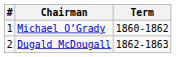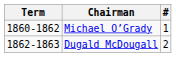columns swapped: (10, 12) <-> (142, 12)
